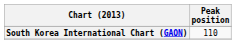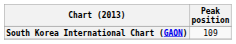(210, 33) 110 -> (210, 33) 109
